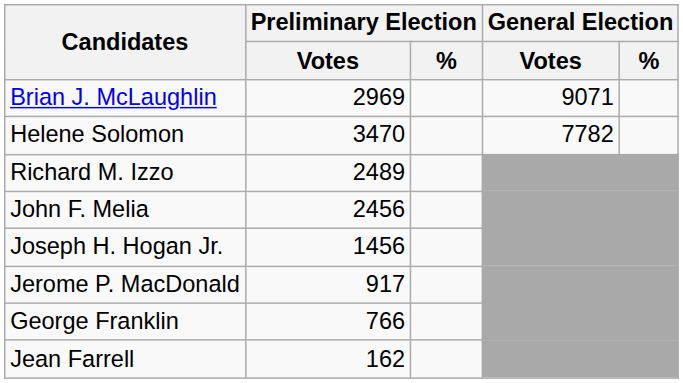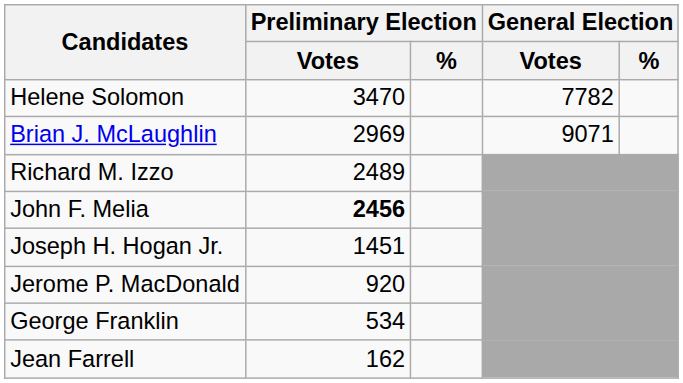rows swapped: (113, 97) <-> (97, 135)
(379, 209) normal -> (379, 209) bold
(379, 246) 1456 -> (379, 246) 1451
(385, 284) 917 -> (385, 284) 920
(385, 321) 766 -> (385, 321) 534
